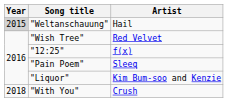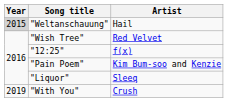(125, 64) Sleeq -> (167, 64) Kim Bum-soo and Kenzie
(167, 78) Kim Bum-soo and Kenzie -> (125, 78) Sleeq
(16, 91) 2018 -> (16, 91) 2019
